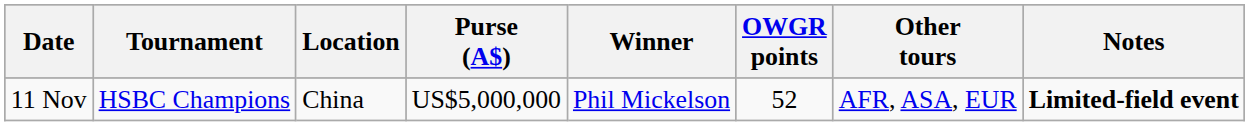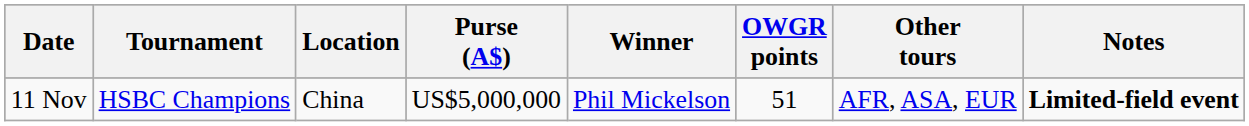(784, 99) 52 -> (784, 99) 51
